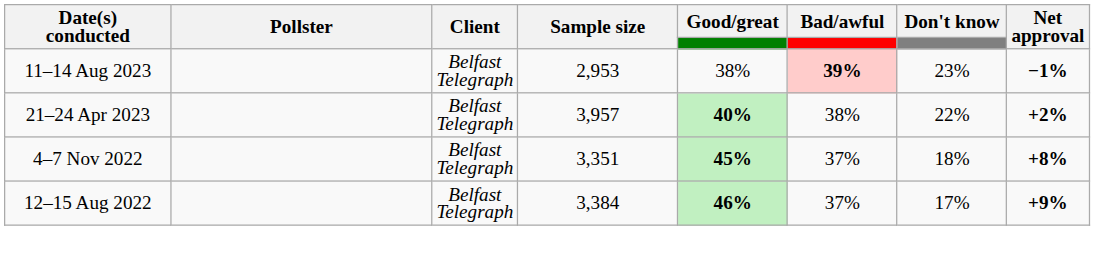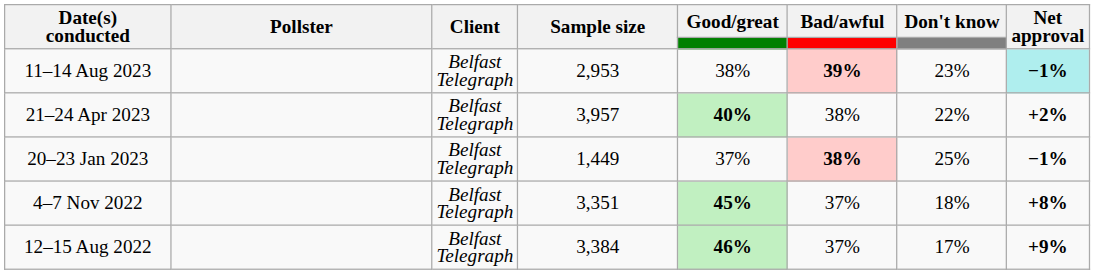(1048, 70) no background -> (1048, 70) paleturquoise background
+ row: (88, 159)
